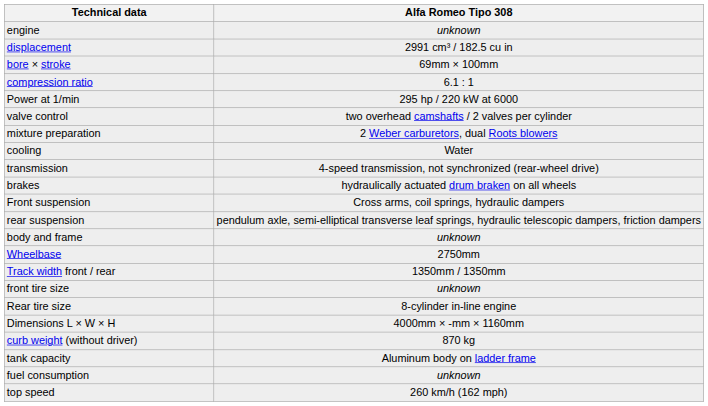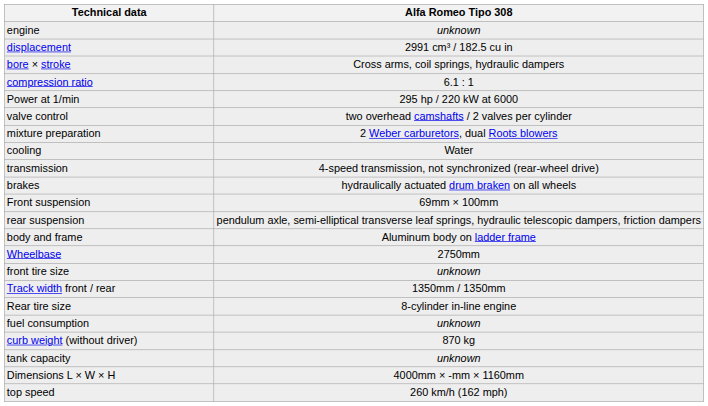(459, 64) 69mm × 100mm -> (459, 64) Cross arms, coil springs, hydraulic dampers
(459, 202) Cross arms, coil springs, hydraulic dampers -> (459, 202) 69mm × 100mm
(459, 237) unknown -> (459, 237) Aluminum body on ladder frame
rows swapped: (61, 271) <-> (38, 289)
rows swapped: (61, 323) <-> (48, 375)
(459, 358) Aluminum body on ladder frame -> (459, 358) unknown
